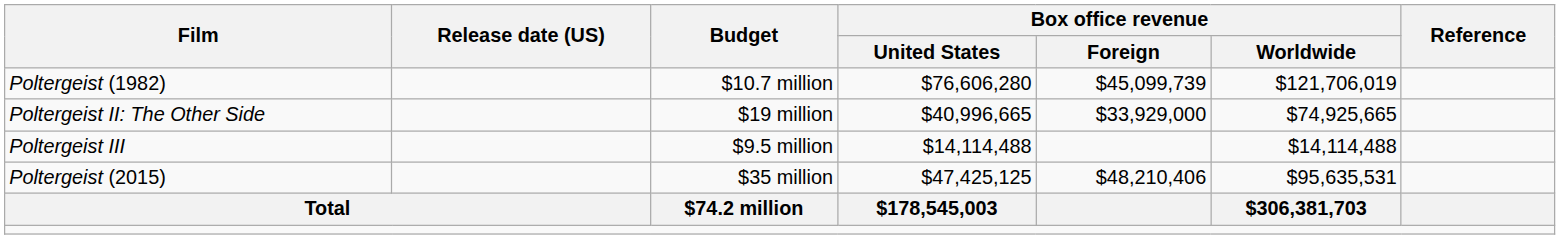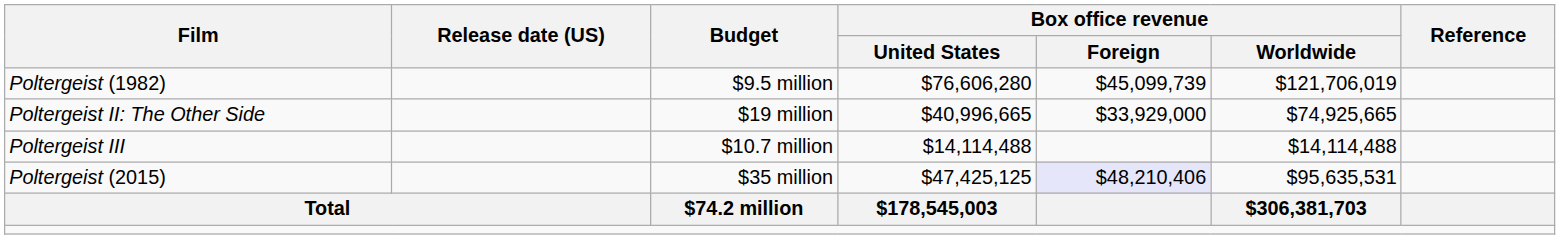(777, 83) $10.7 million -> (783, 83) $9.5 million
(783, 146) $9.5 million -> (777, 146) $10.7 million
(1151, 177) no background -> (1151, 177) lavender background
